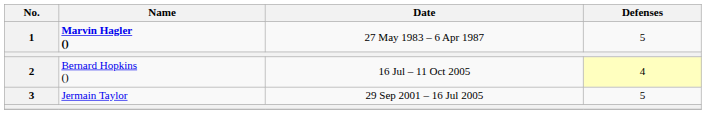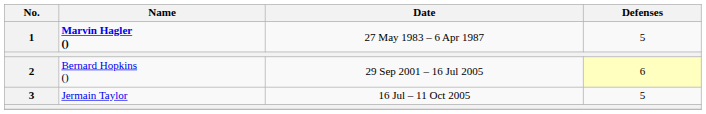(424, 71) 16 Jul – 11 Oct 2005 -> (424, 71) 29 Sep 2001 – 16 Jul 2005
(642, 71) 4 -> (642, 71) 6
(424, 95) 29 Sep 2001 – 16 Jul 2005 -> (424, 95) 16 Jul – 11 Oct 2005
